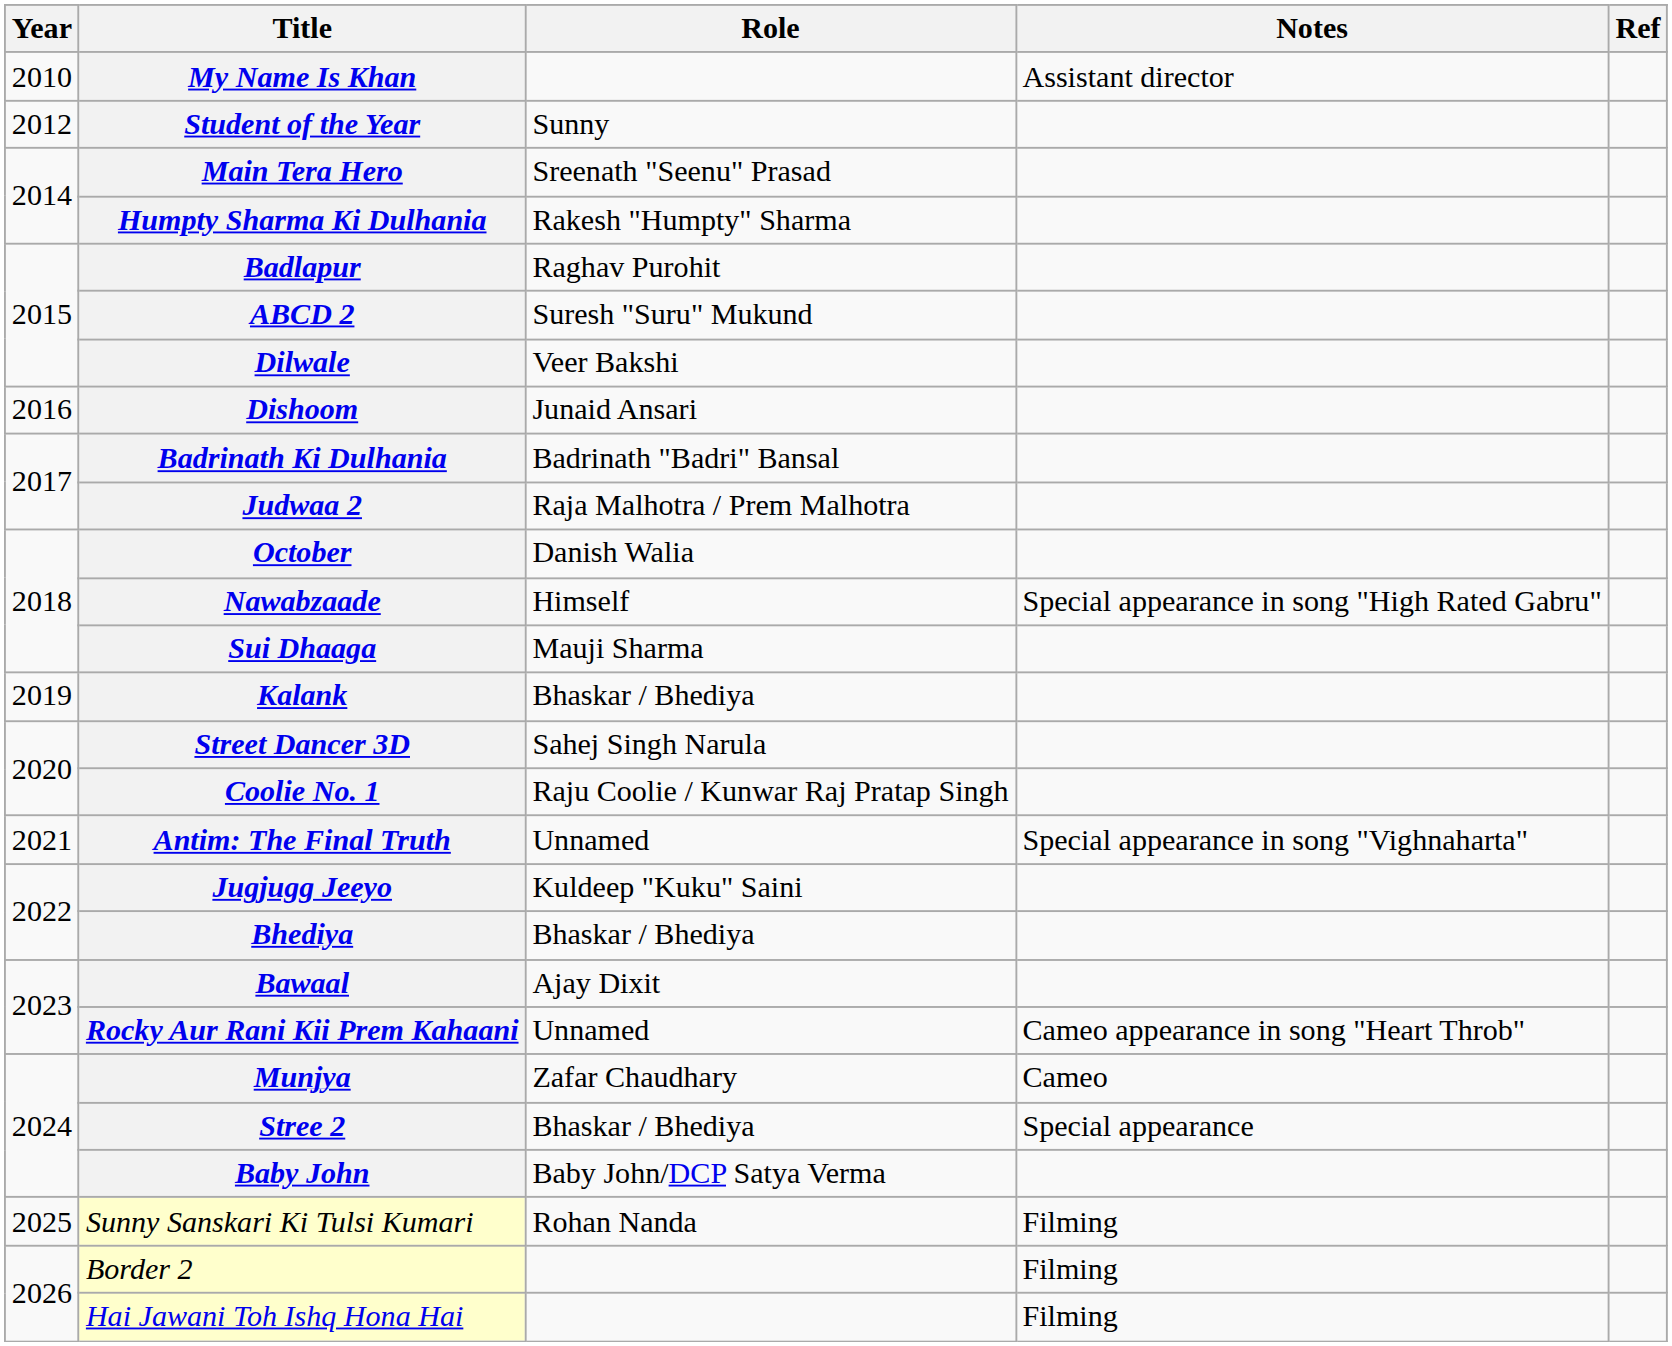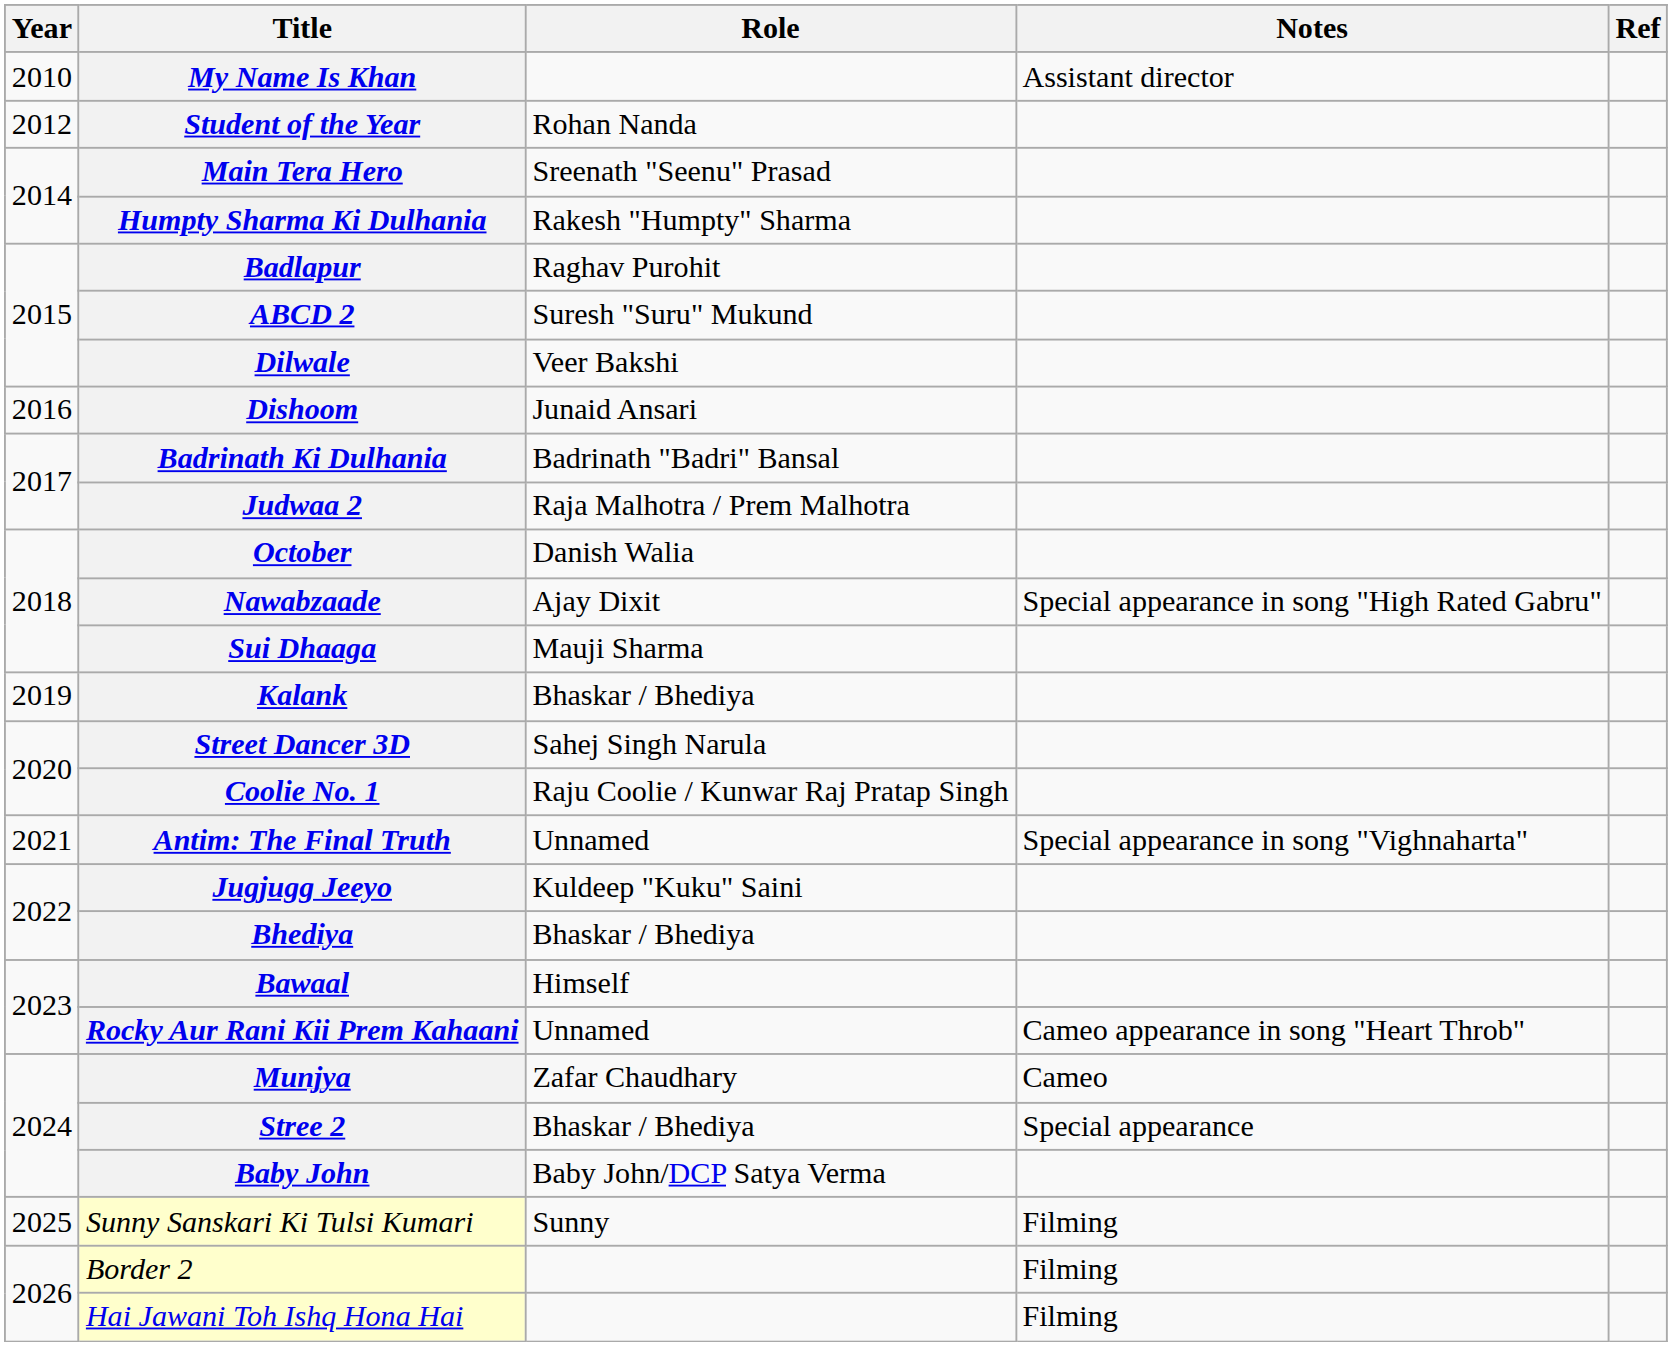(571, 123) Sunny -> (615, 123) Rohan Nanda
(581, 600) Himself -> (596, 600) Ajay Dixit
(596, 982) Ajay Dixit -> (581, 982) Himself
(615, 1220) Rohan Nanda -> (571, 1220) Sunny
